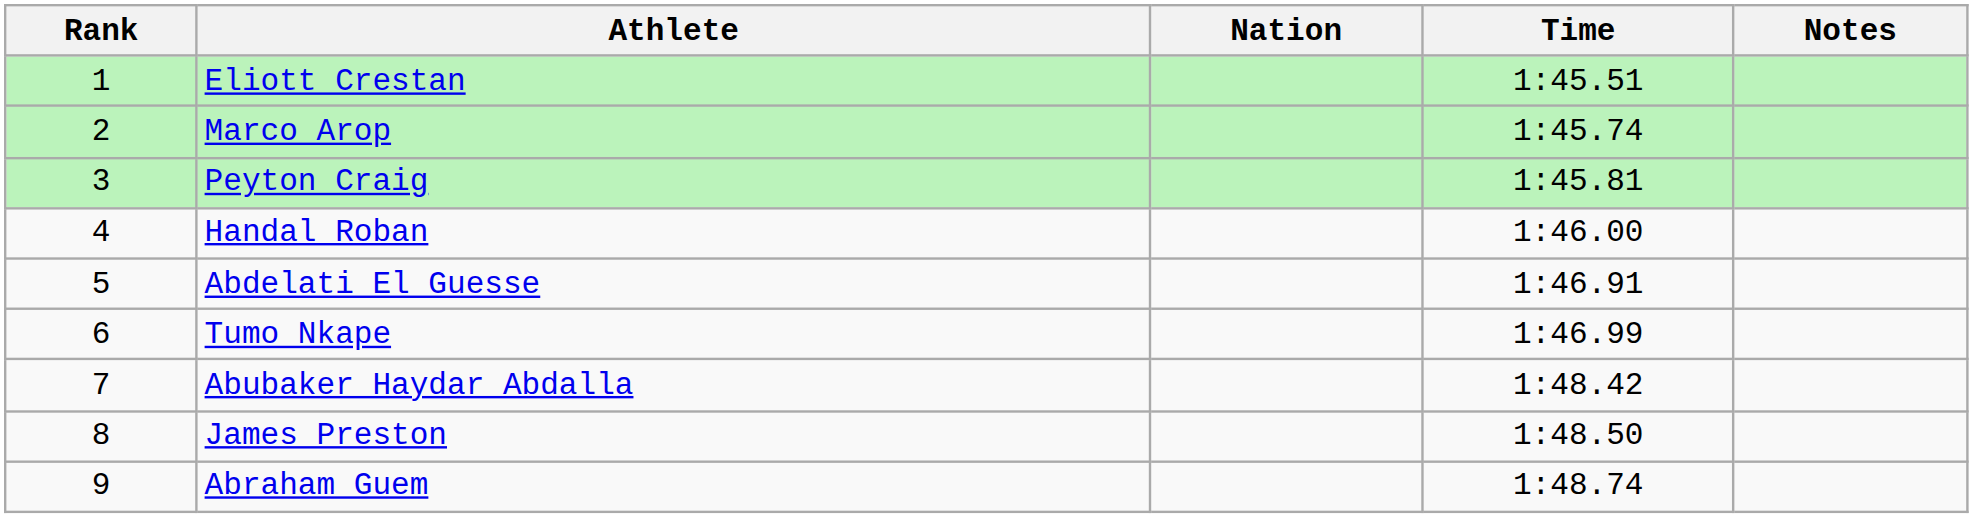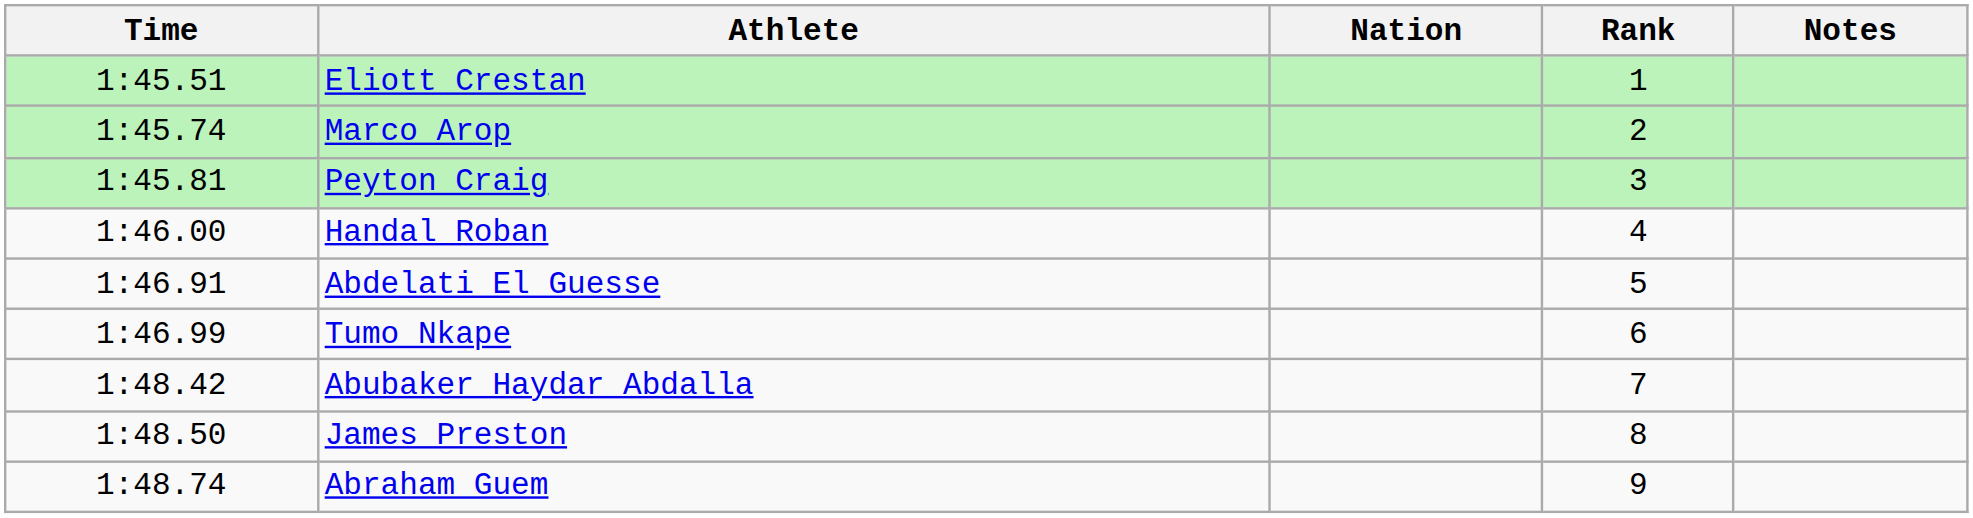columns swapped: (101, 31) <-> (1578, 31)
